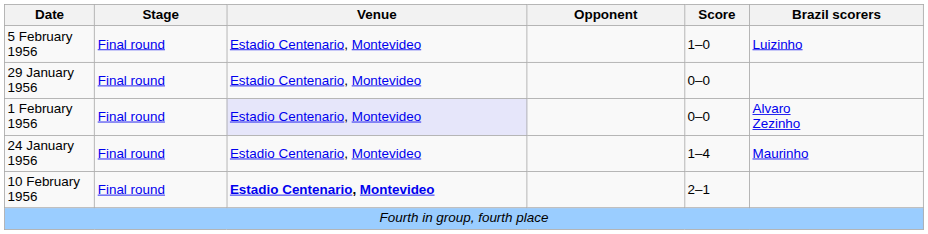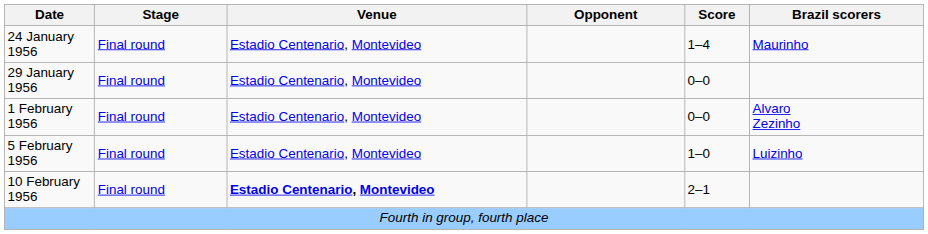rows swapped: (41, 153) <-> (40, 44)
(326, 116) lavender background -> (326, 116) no background
